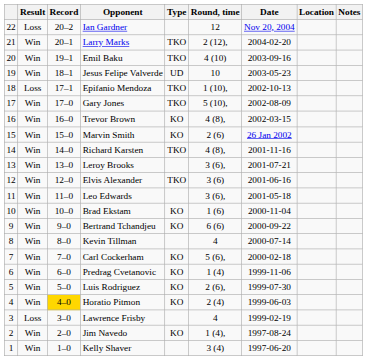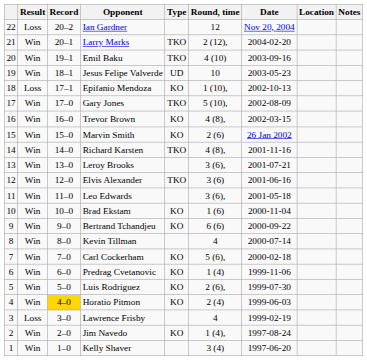(177, 88) TKO -> (177, 88) KO
